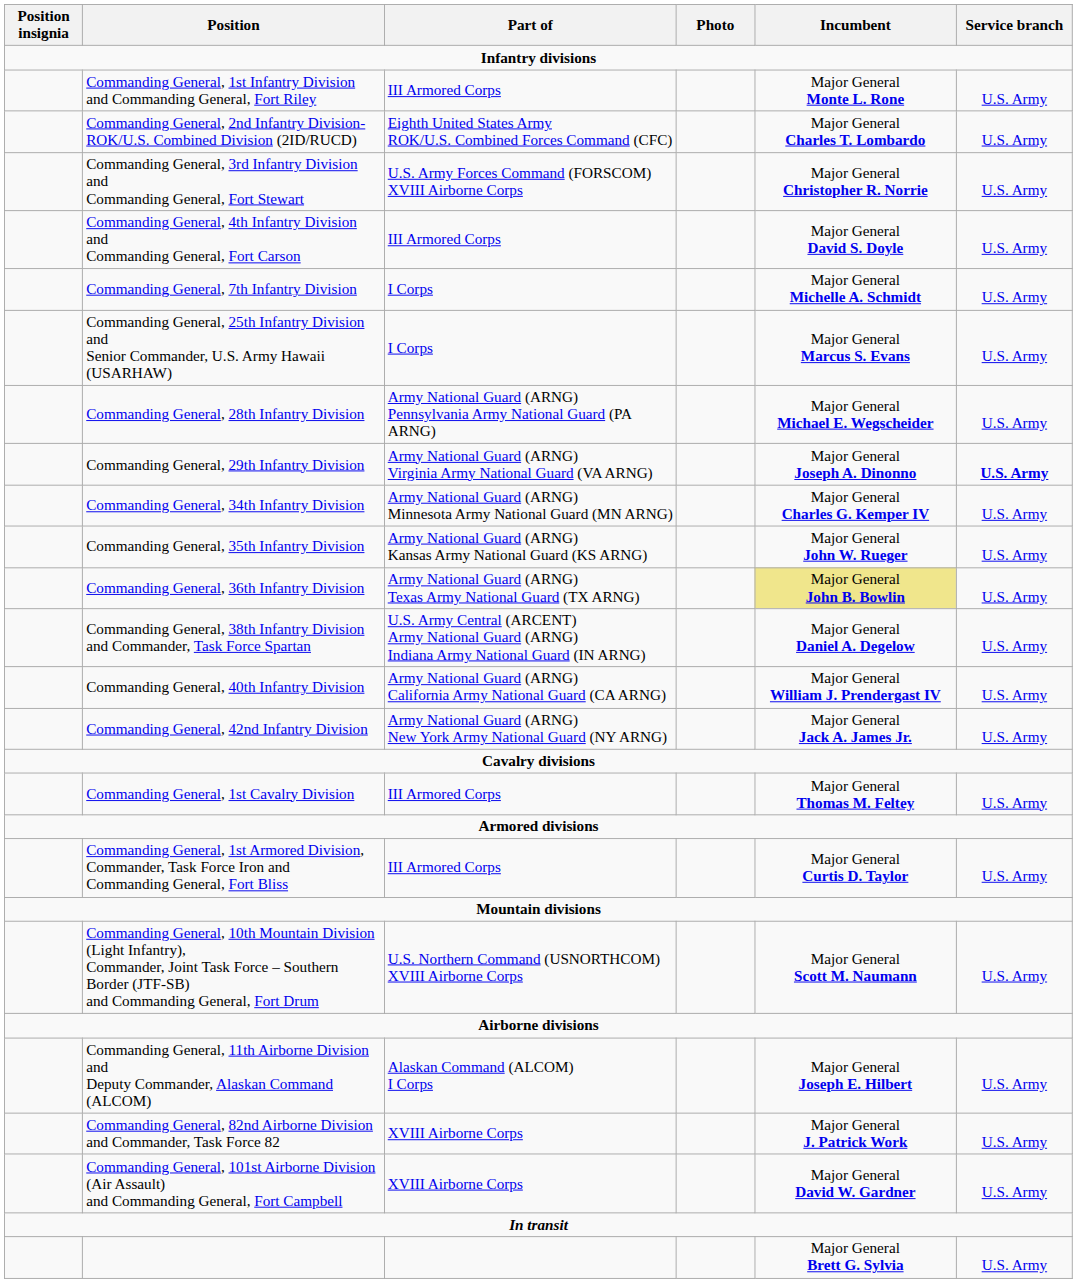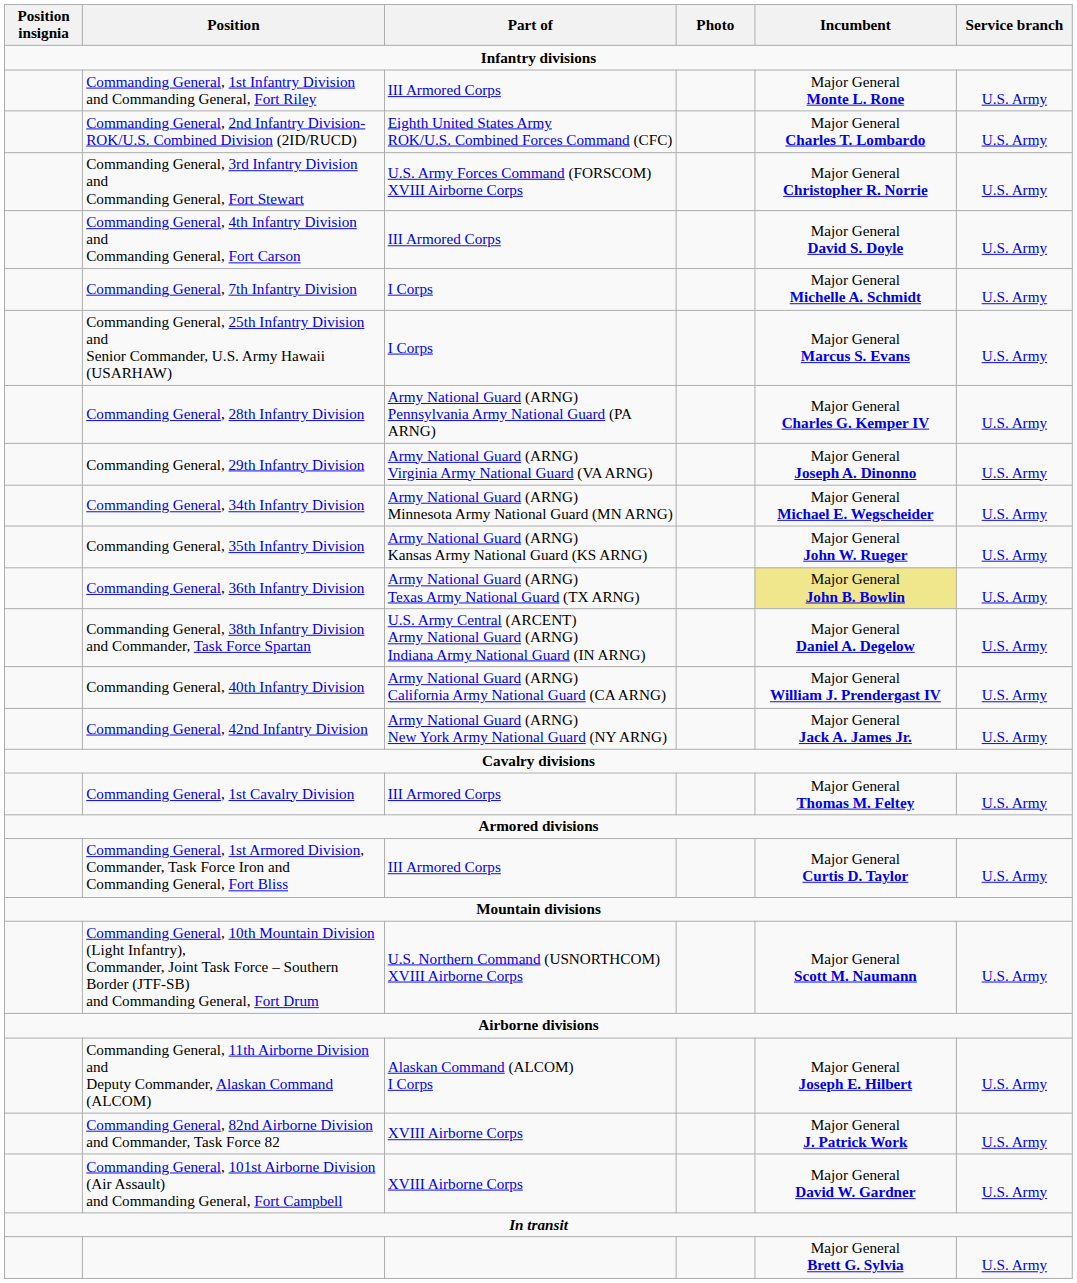(855, 414) Major General Michael E. Wegscheider -> (855, 414) Major General Charles G. Kemper IV
(1014, 472) bold -> (1014, 472) normal
(855, 505) Major General Charles G. Kemper IV -> (855, 505) Major General Michael E. Wegscheider
